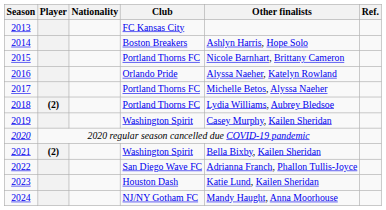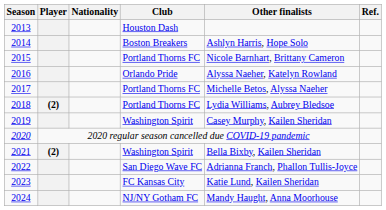(153, 27) FC Kansas City -> (150, 27) Houston Dash
(150, 182) Houston Dash -> (153, 182) FC Kansas City
